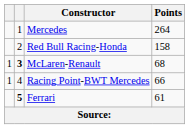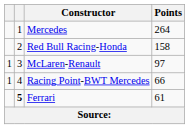(19, 63) bold -> (19, 63) normal
(160, 63) 68 -> (160, 63) 97
